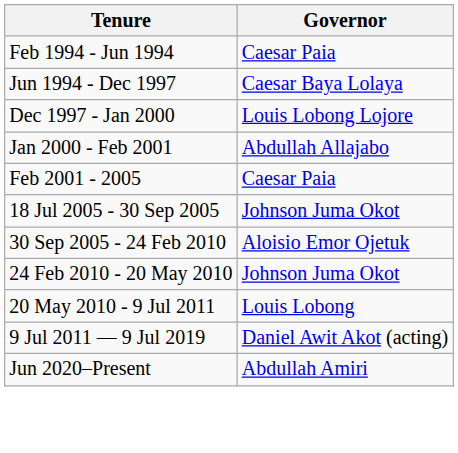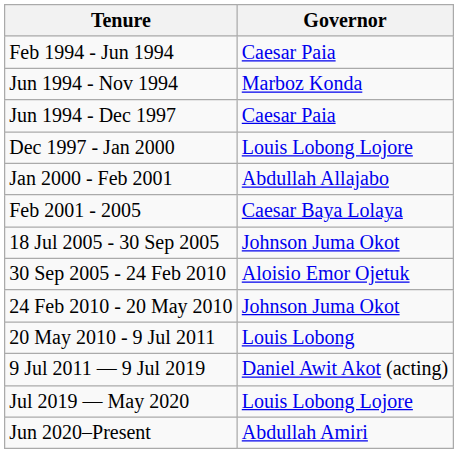+ row: (94, 83)
(322, 83) Caesar Baya Lolaya -> (289, 115) Caesar Paia
(289, 178) Caesar Paia -> (322, 210) Caesar Baya Lolaya
+ row: (99, 400)
